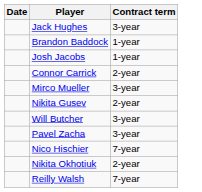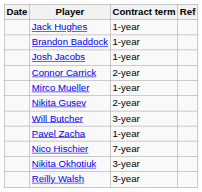+ column: (188, 12)
(126, 27) 3-year -> (126, 27) 1-year
(126, 88) 3-year -> (126, 88) 1-year
(126, 133) 3-year -> (126, 133) 1-year
(126, 164) 2-year -> (126, 164) 3-year
(126, 179) 7-year -> (126, 179) 3-year
